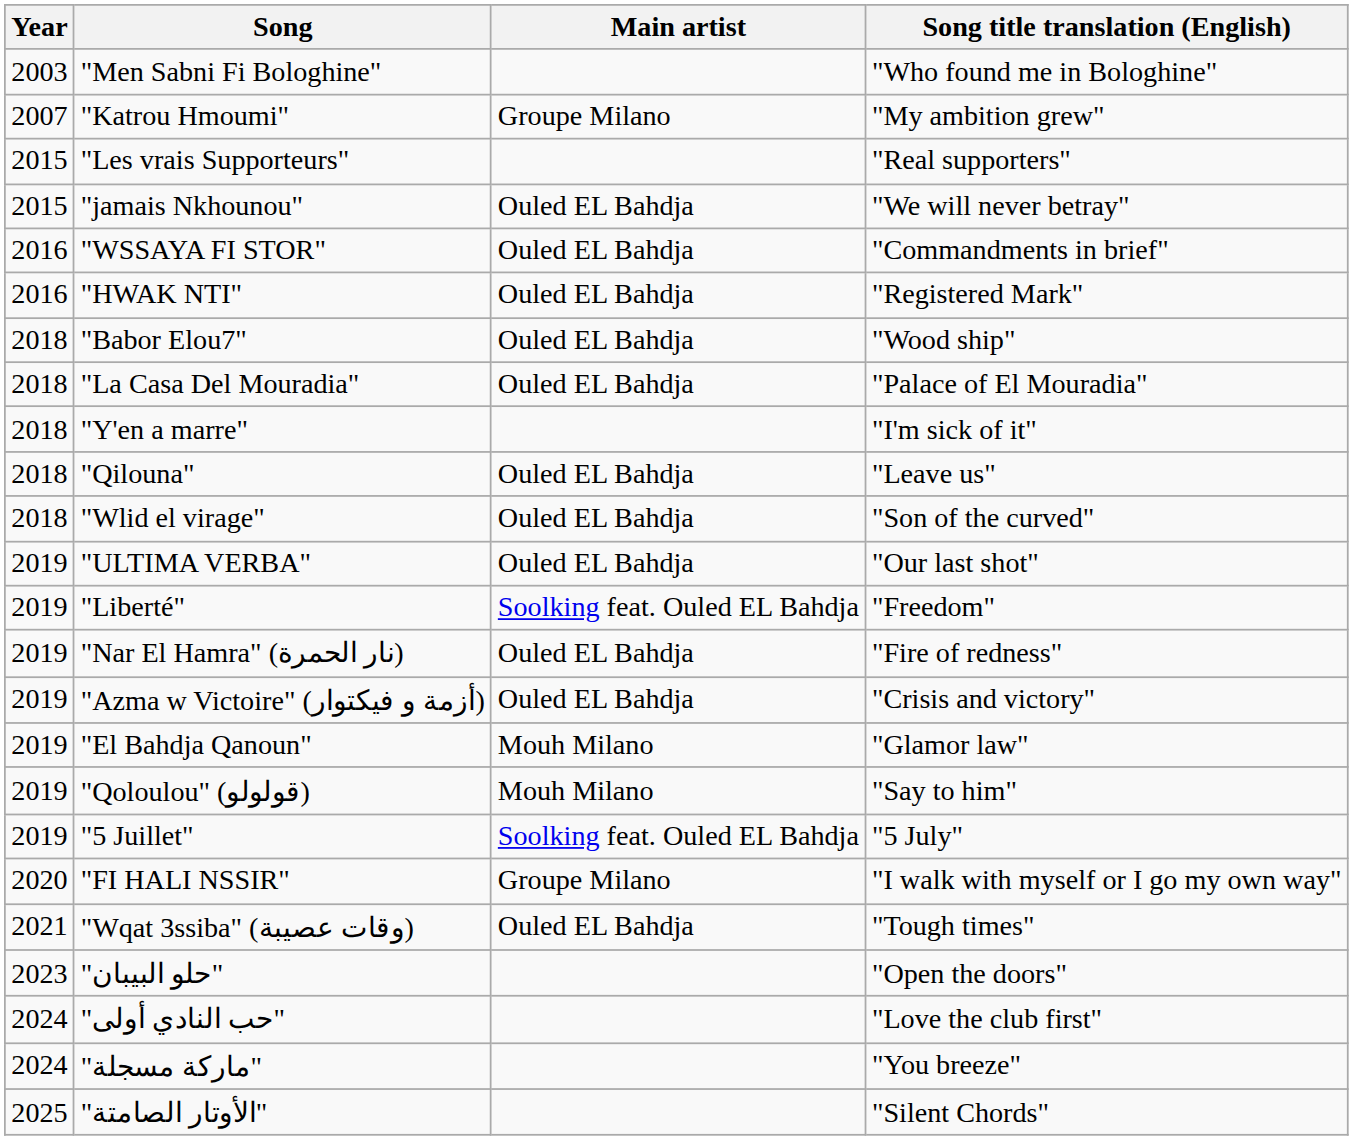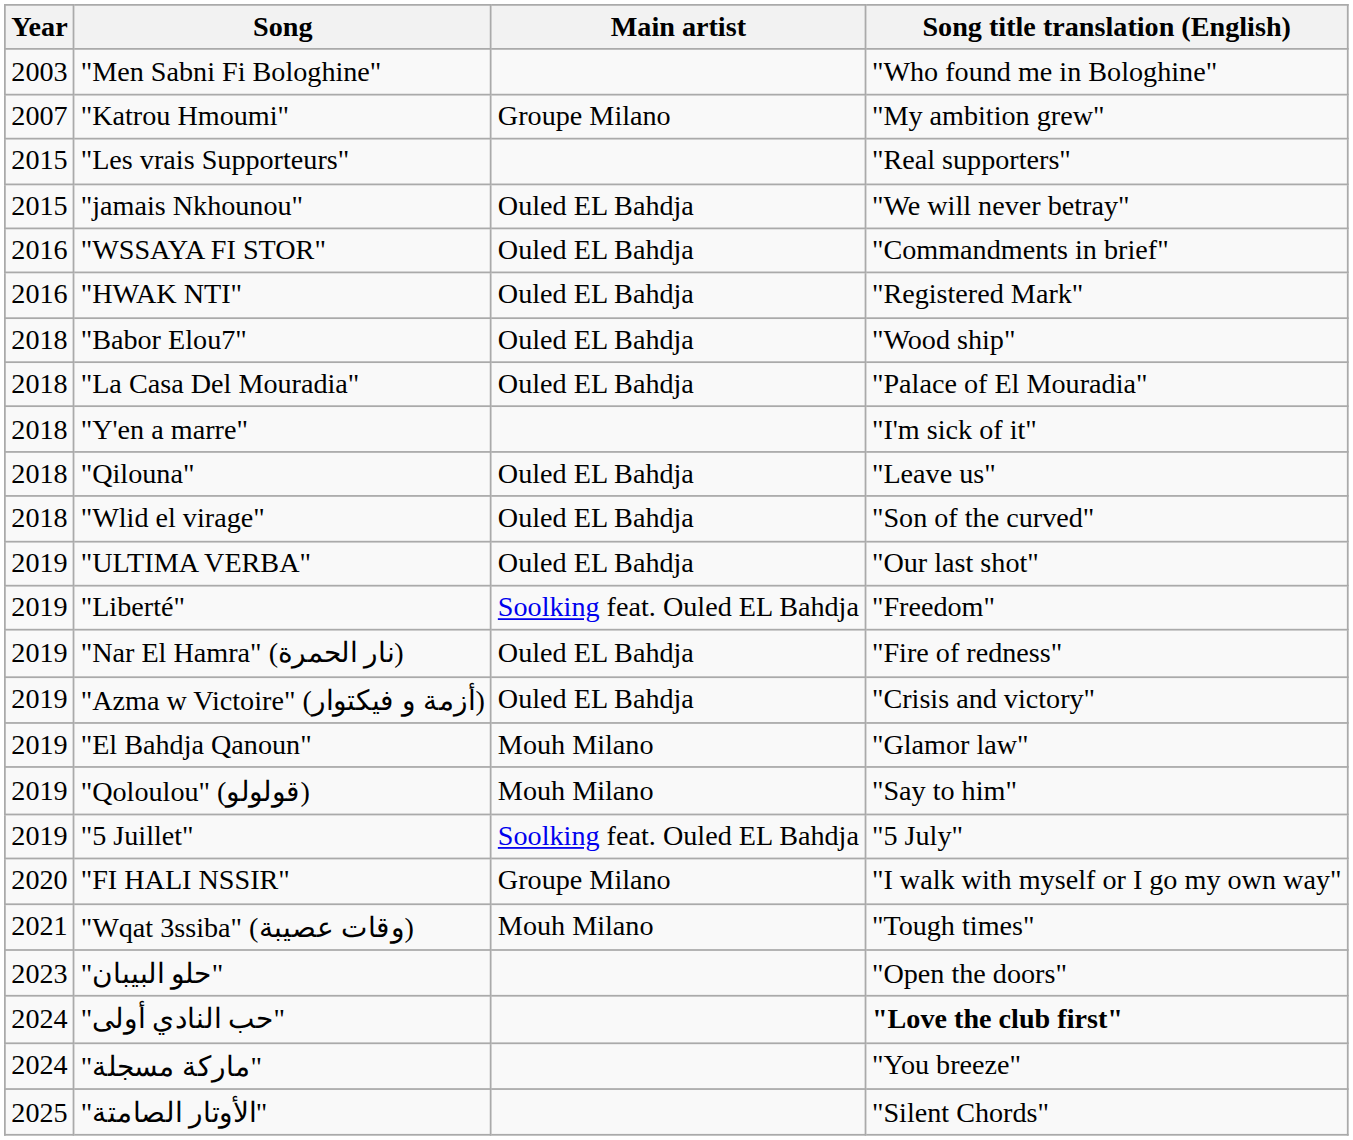(596, 926) Ouled EL Bahdja -> (576, 926) Mouh Milano
(987, 1019) normal -> (997, 1019) bold
